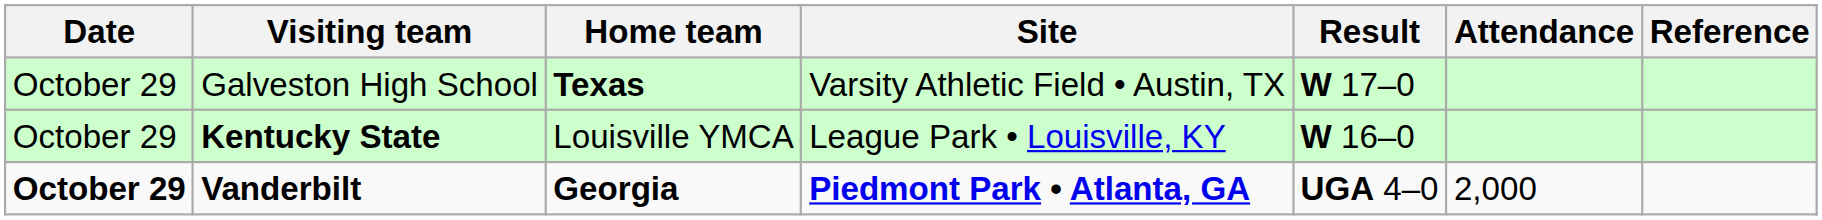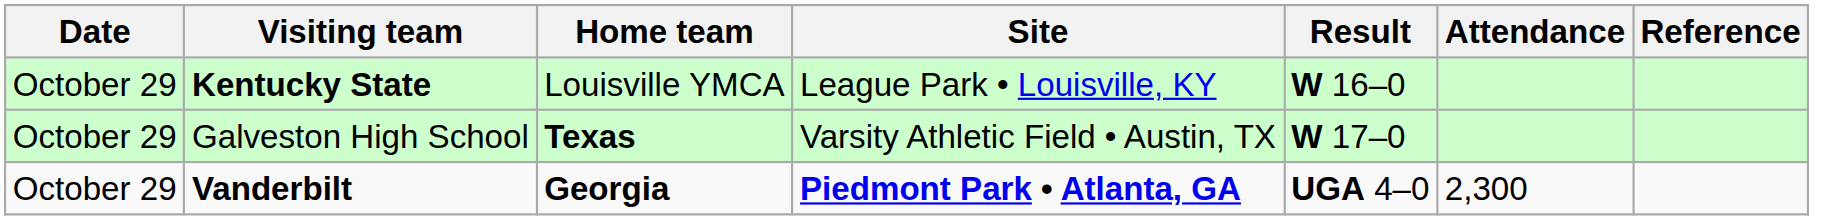rows swapped: (321, 136) <-> (370, 84)
(99, 189) bold -> (95, 189) normal
(1495, 189) 2,000 -> (1486, 189) 2,300
